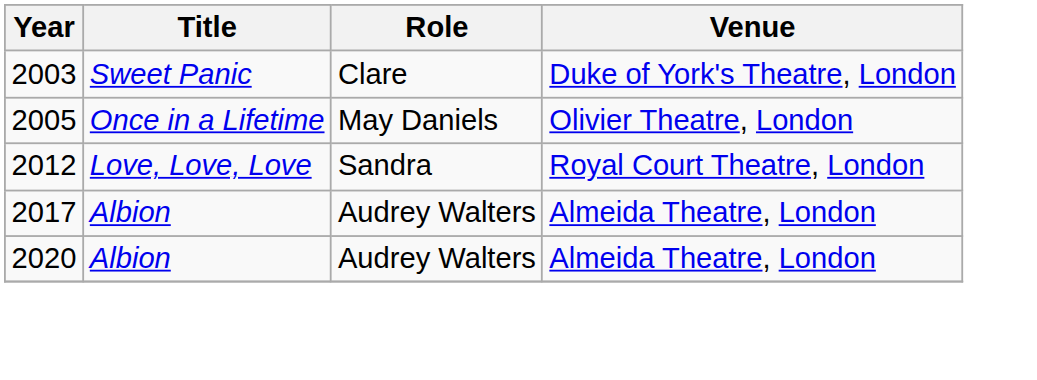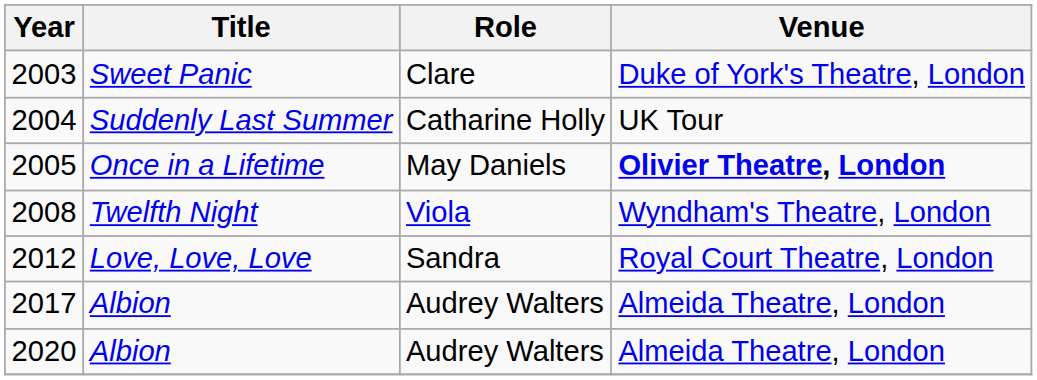+ row: (44, 119)
(701, 119) normal -> (782, 166) bold
+ row: (44, 212)
